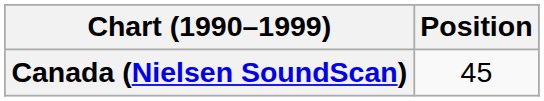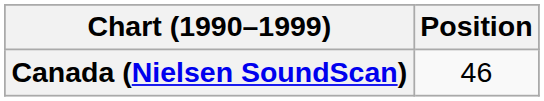(476, 72) 45 -> (476, 72) 46
